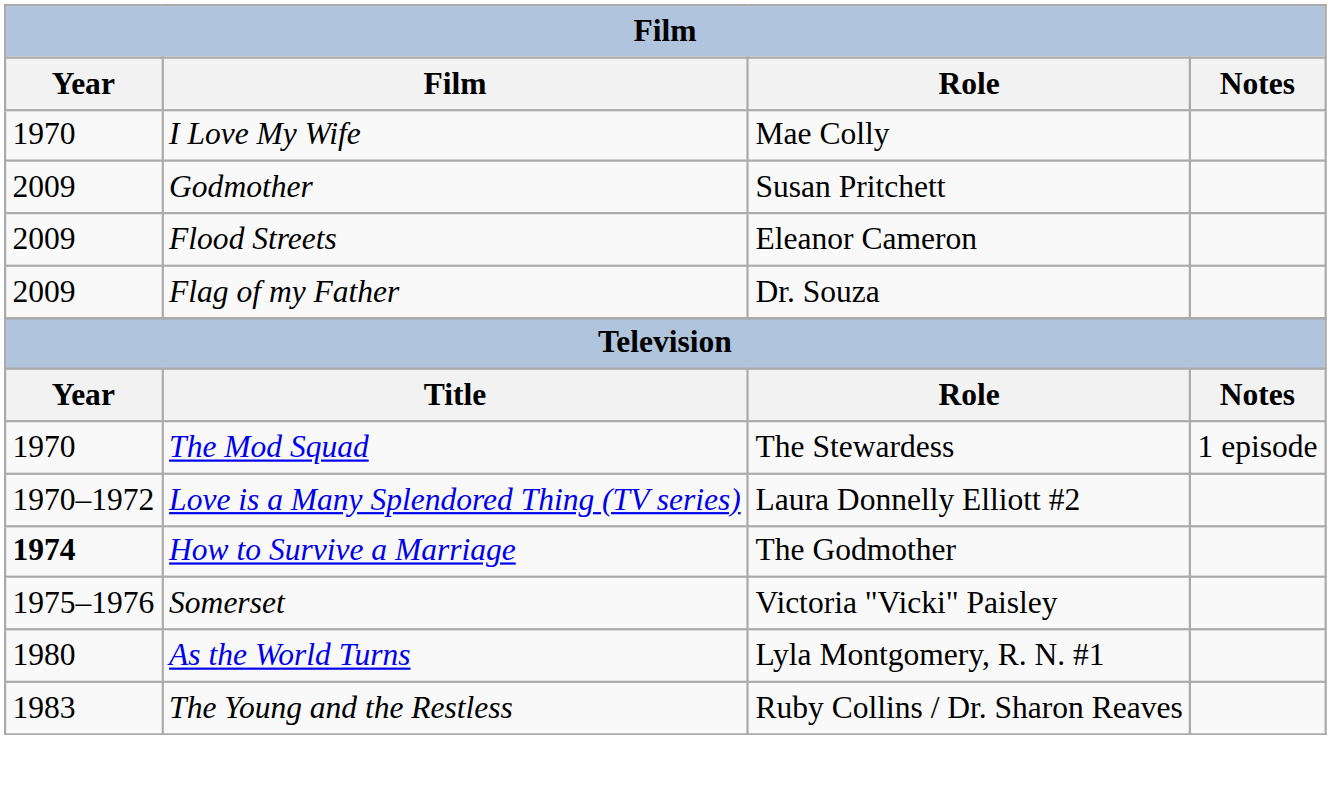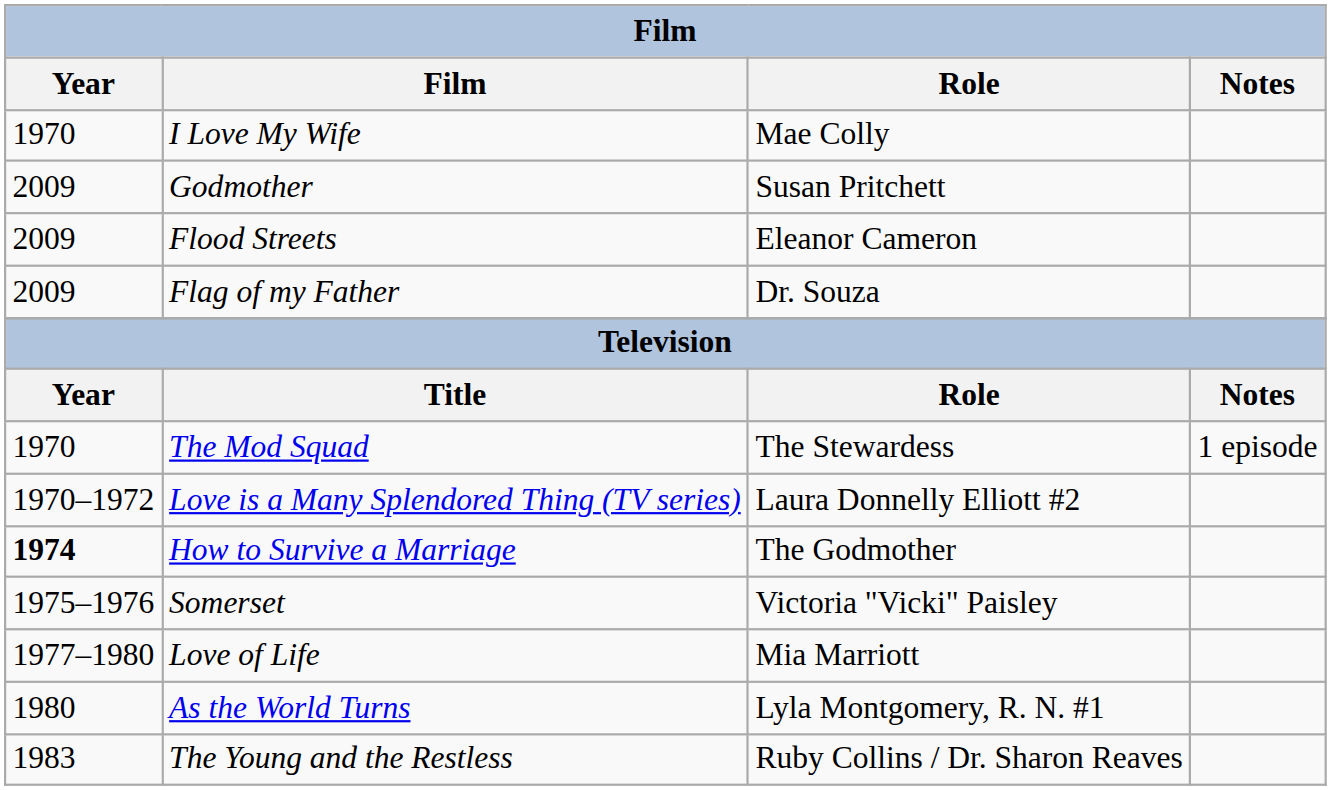+ row: (244, 655)
